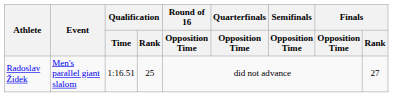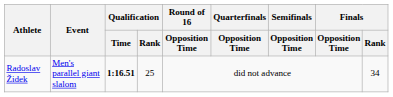(121, 74) normal -> (121, 74) bold
(375, 74) 27 -> (375, 74) 34
